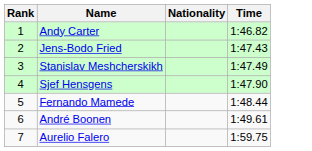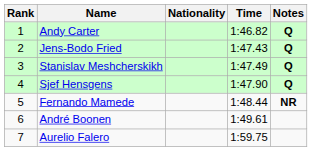+ column: (288, 13)
